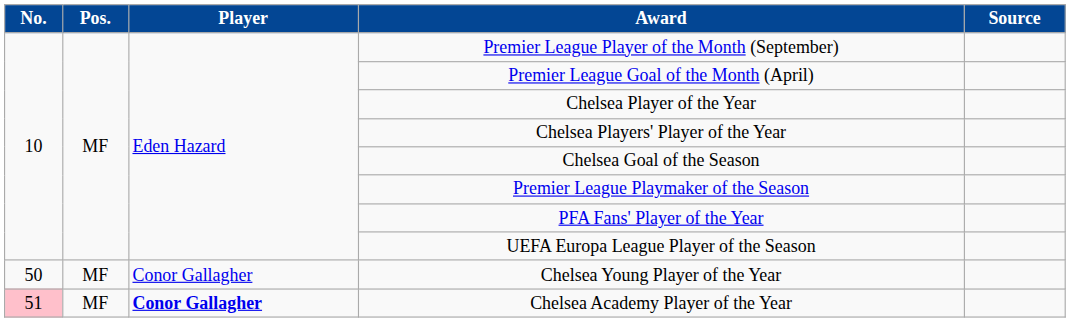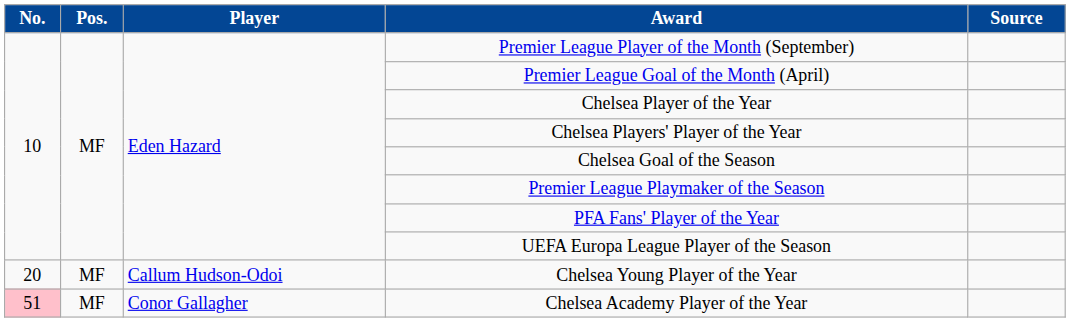(33, 274) 50 -> (32, 274) 20
(192, 274) Conor Gallagher -> (205, 274) Callum Hudson-Odoi
(197, 302) bold -> (188, 302) normal
